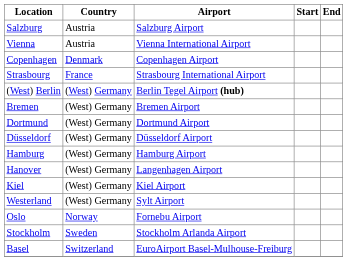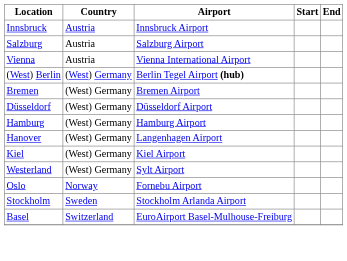+ row: (27, 28)
- row: (32, 59)
- row: (28, 75)
- row: (27, 122)
